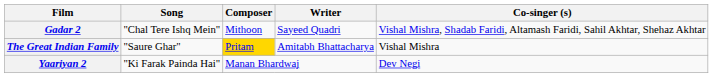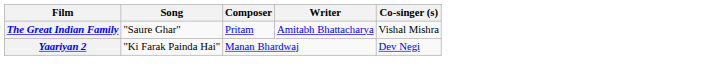- row: (63, 30)
(239, 47) gold background -> (239, 30) no background
